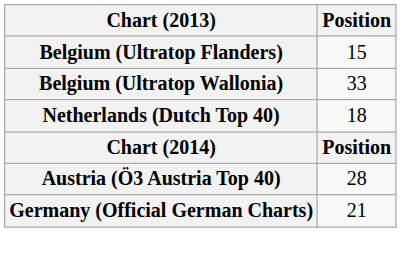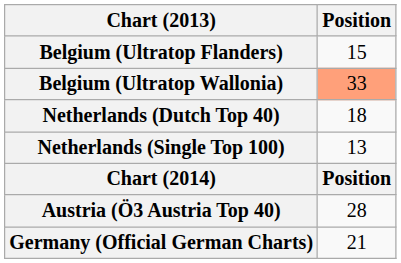(357, 83) no background -> (357, 83) lightsalmon background
+ row: (161, 147)
